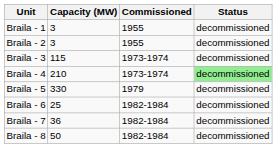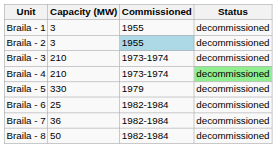(133, 43) no background -> (133, 43) lightblue background
(58, 58) 115 -> (58, 58) 210
